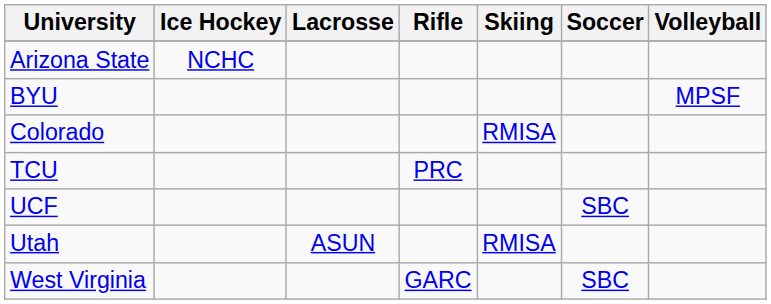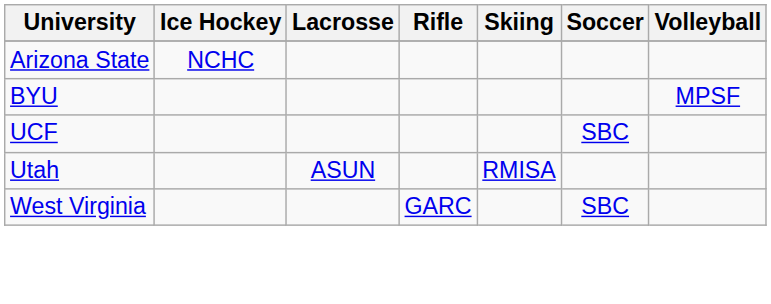- row: (57, 133)
- row: (34, 170)
